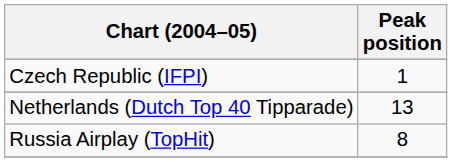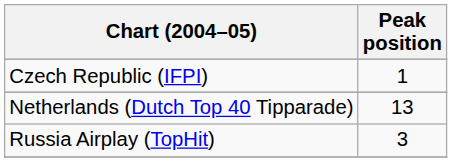(402, 140) 8 -> (402, 140) 3
